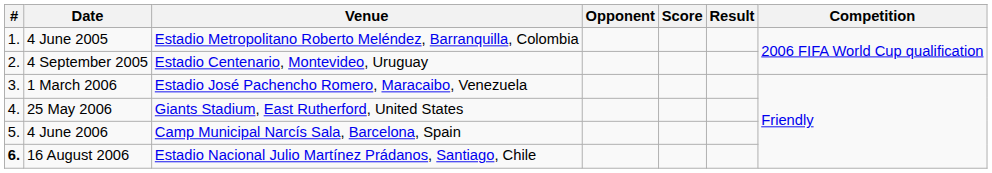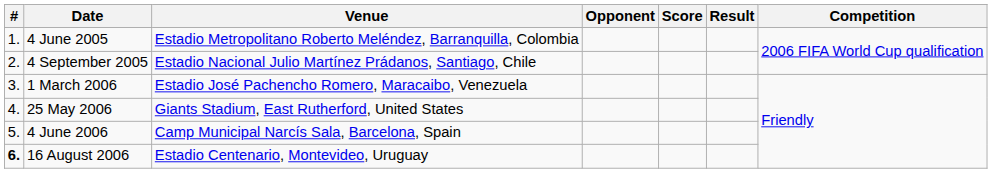(291, 62) Estadio Centenario, Montevideo, Uruguay -> (345, 62) Estadio Nacional Julio Martínez Prádanos, Santiago, Chile
(345, 156) Estadio Nacional Julio Martínez Prádanos, Santiago, Chile -> (291, 156) Estadio Centenario, Montevideo, Uruguay
